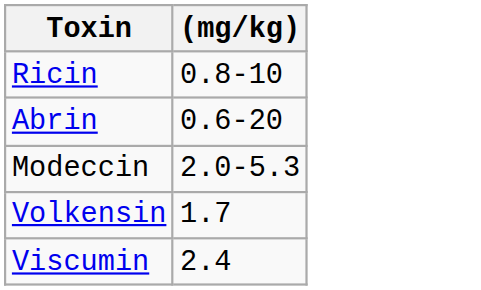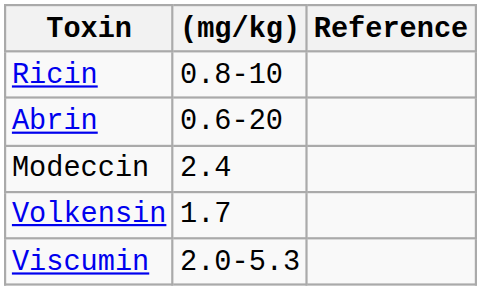+ column: (391, 28)
(240, 168) 2.0-5.3 -> (206, 168) 2.4
(206, 261) 2.4 -> (240, 261) 2.0-5.3
